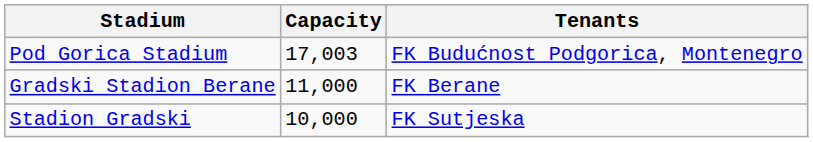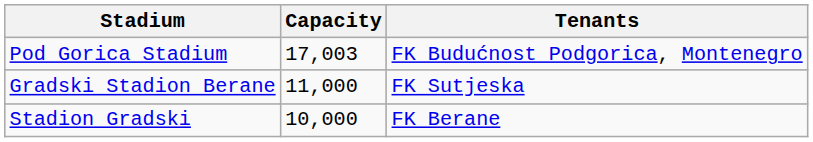(446, 87) FK Berane -> (458, 87) FK Sutjeska
(458, 120) FK Sutjeska -> (446, 120) FK Berane
